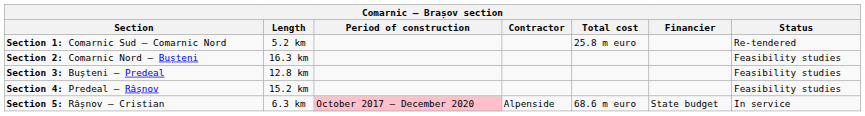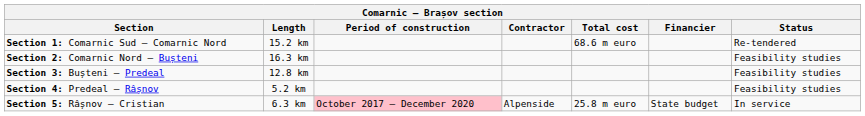(289, 42) 5.2 km -> (289, 42) 15.2 km
(605, 42) 25.8 m euro -> (605, 42) 68.6 m euro
(289, 88) 15.2 km -> (289, 88) 5.2 km
(605, 104) 68.6 m euro -> (605, 104) 25.8 m euro
